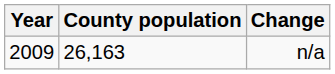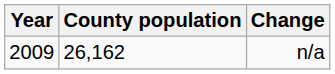(94, 52) 26,163 -> (94, 52) 26,162
